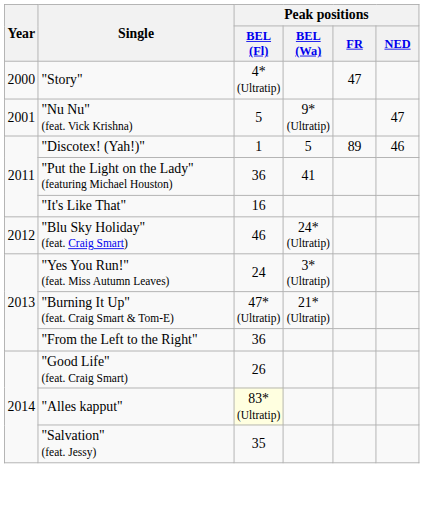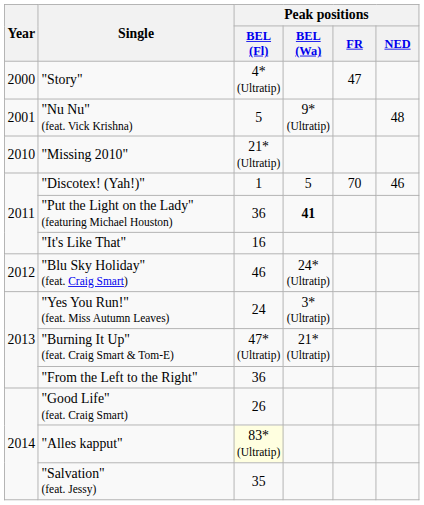(398, 117) 47 -> (398, 117) 48
+ row: (85, 154)
(355, 146) 89 -> (355, 184) 70
(308, 176) normal -> (308, 213) bold
